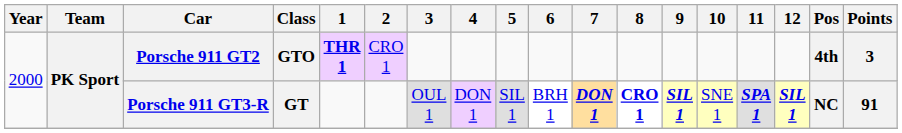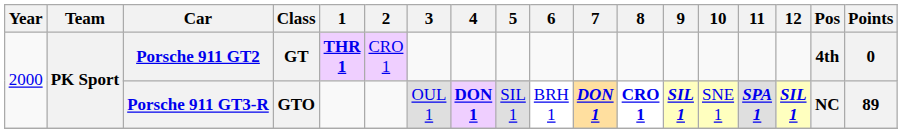(296, 56) GTO -> (296, 56) GT
(870, 56) 3 -> (871, 56) 0
(296, 104) GT -> (296, 104) GTO
(473, 104) normal -> (473, 104) bold
(870, 104) 91 -> (871, 104) 89
